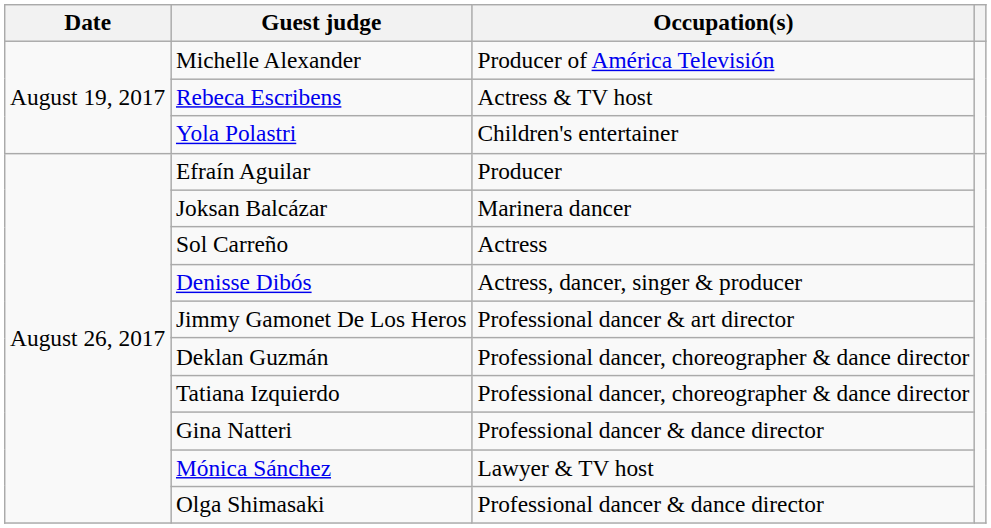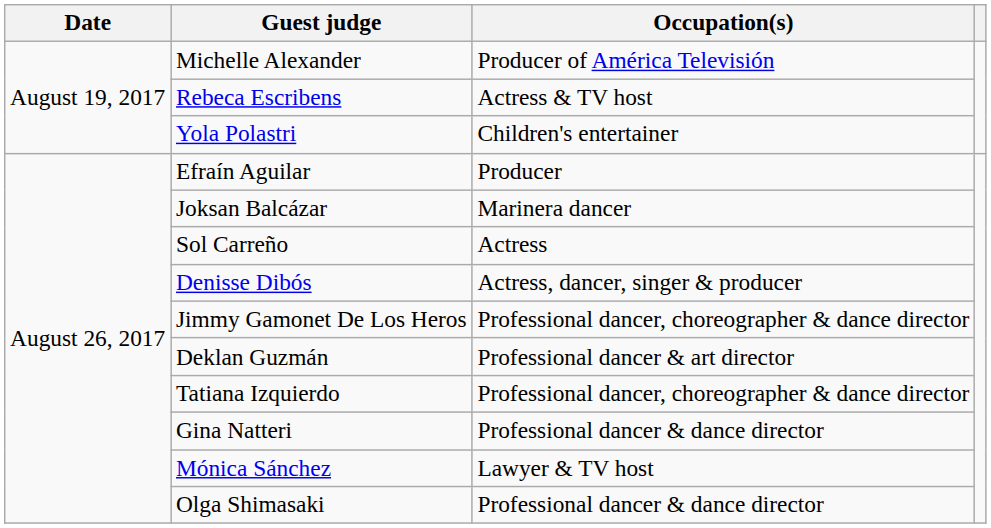(636, 319) Professional dancer & art director -> (723, 319) Professional dancer, choreographer & dance director
(723, 356) Professional dancer, choreographer & dance director -> (636, 356) Professional dancer & art director
